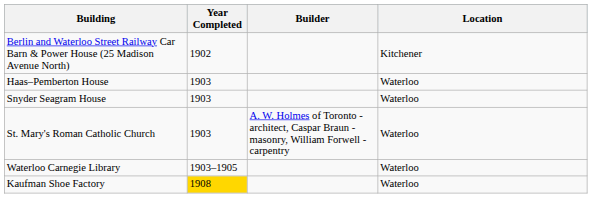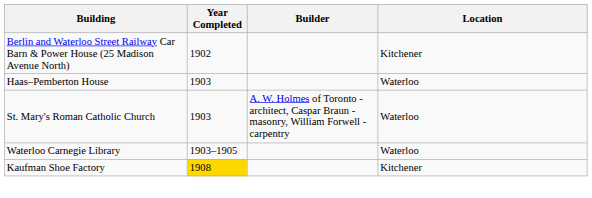- row: (56, 98)
(400, 184) Waterloo -> (401, 167) Kitchener
